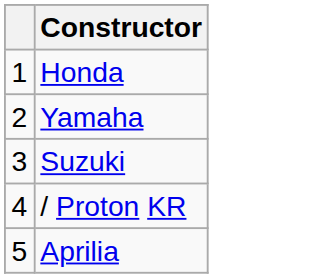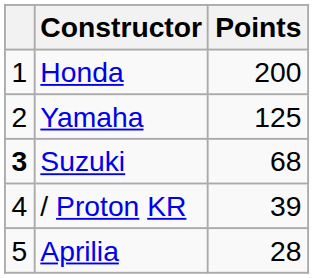+ column: (258, 27)
(19, 162) normal -> (19, 162) bold
